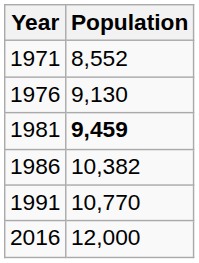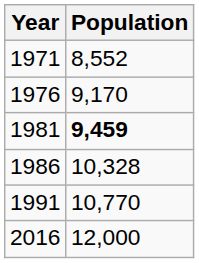(99, 94) 9,130 -> (99, 94) 9,170
(106, 166) 10,382 -> (106, 166) 10,328
